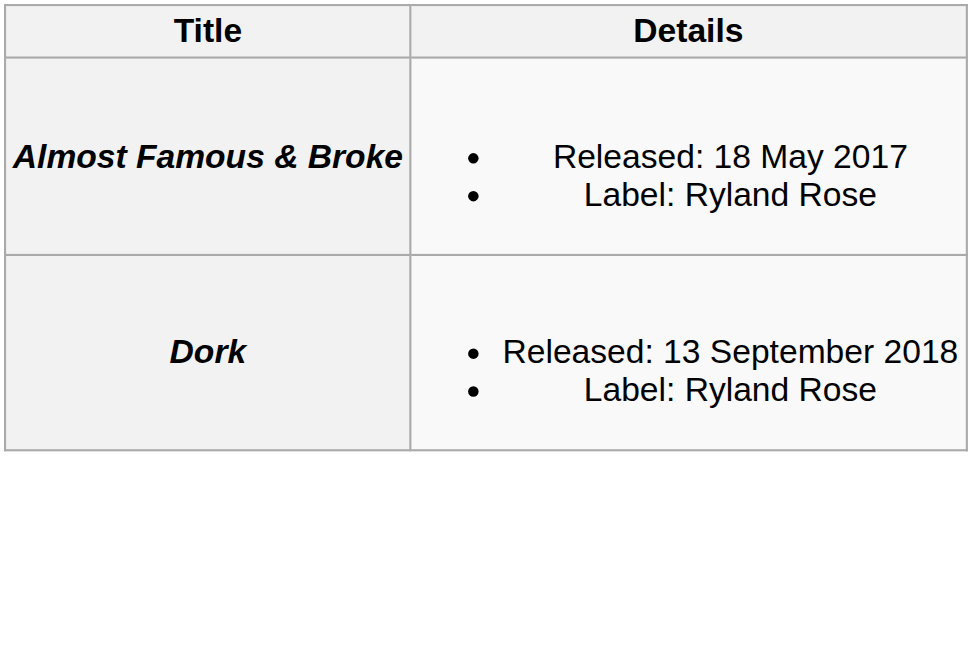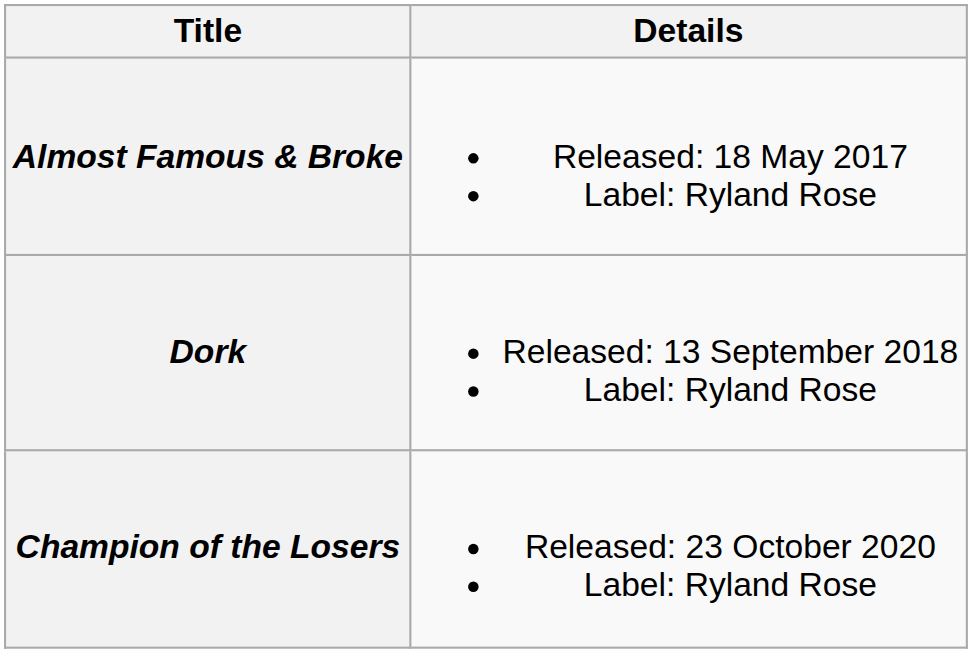+ row: (208, 548)
